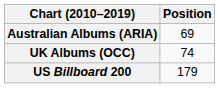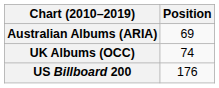(187, 72) 179 -> (187, 72) 176
